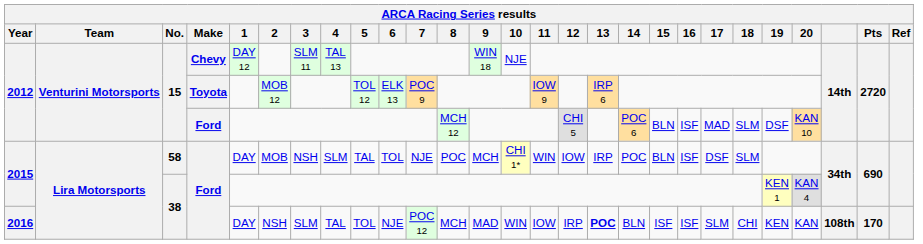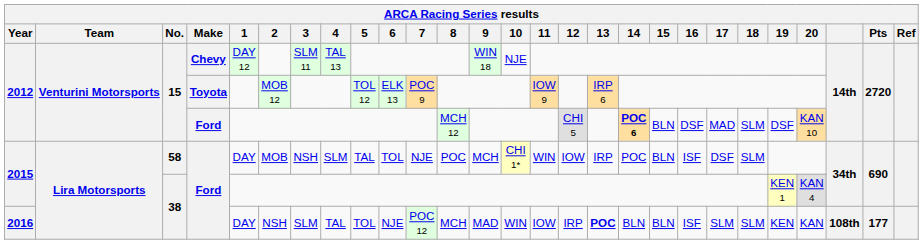(634, 124) normal -> (634, 125) bold
(689, 125) ISF -> (692, 125) DSF
(663, 223) ISF -> (663, 223) BLN
(747, 223) CHI -> (753, 223) SLM
(873, 223) 170 -> (878, 223) 177
